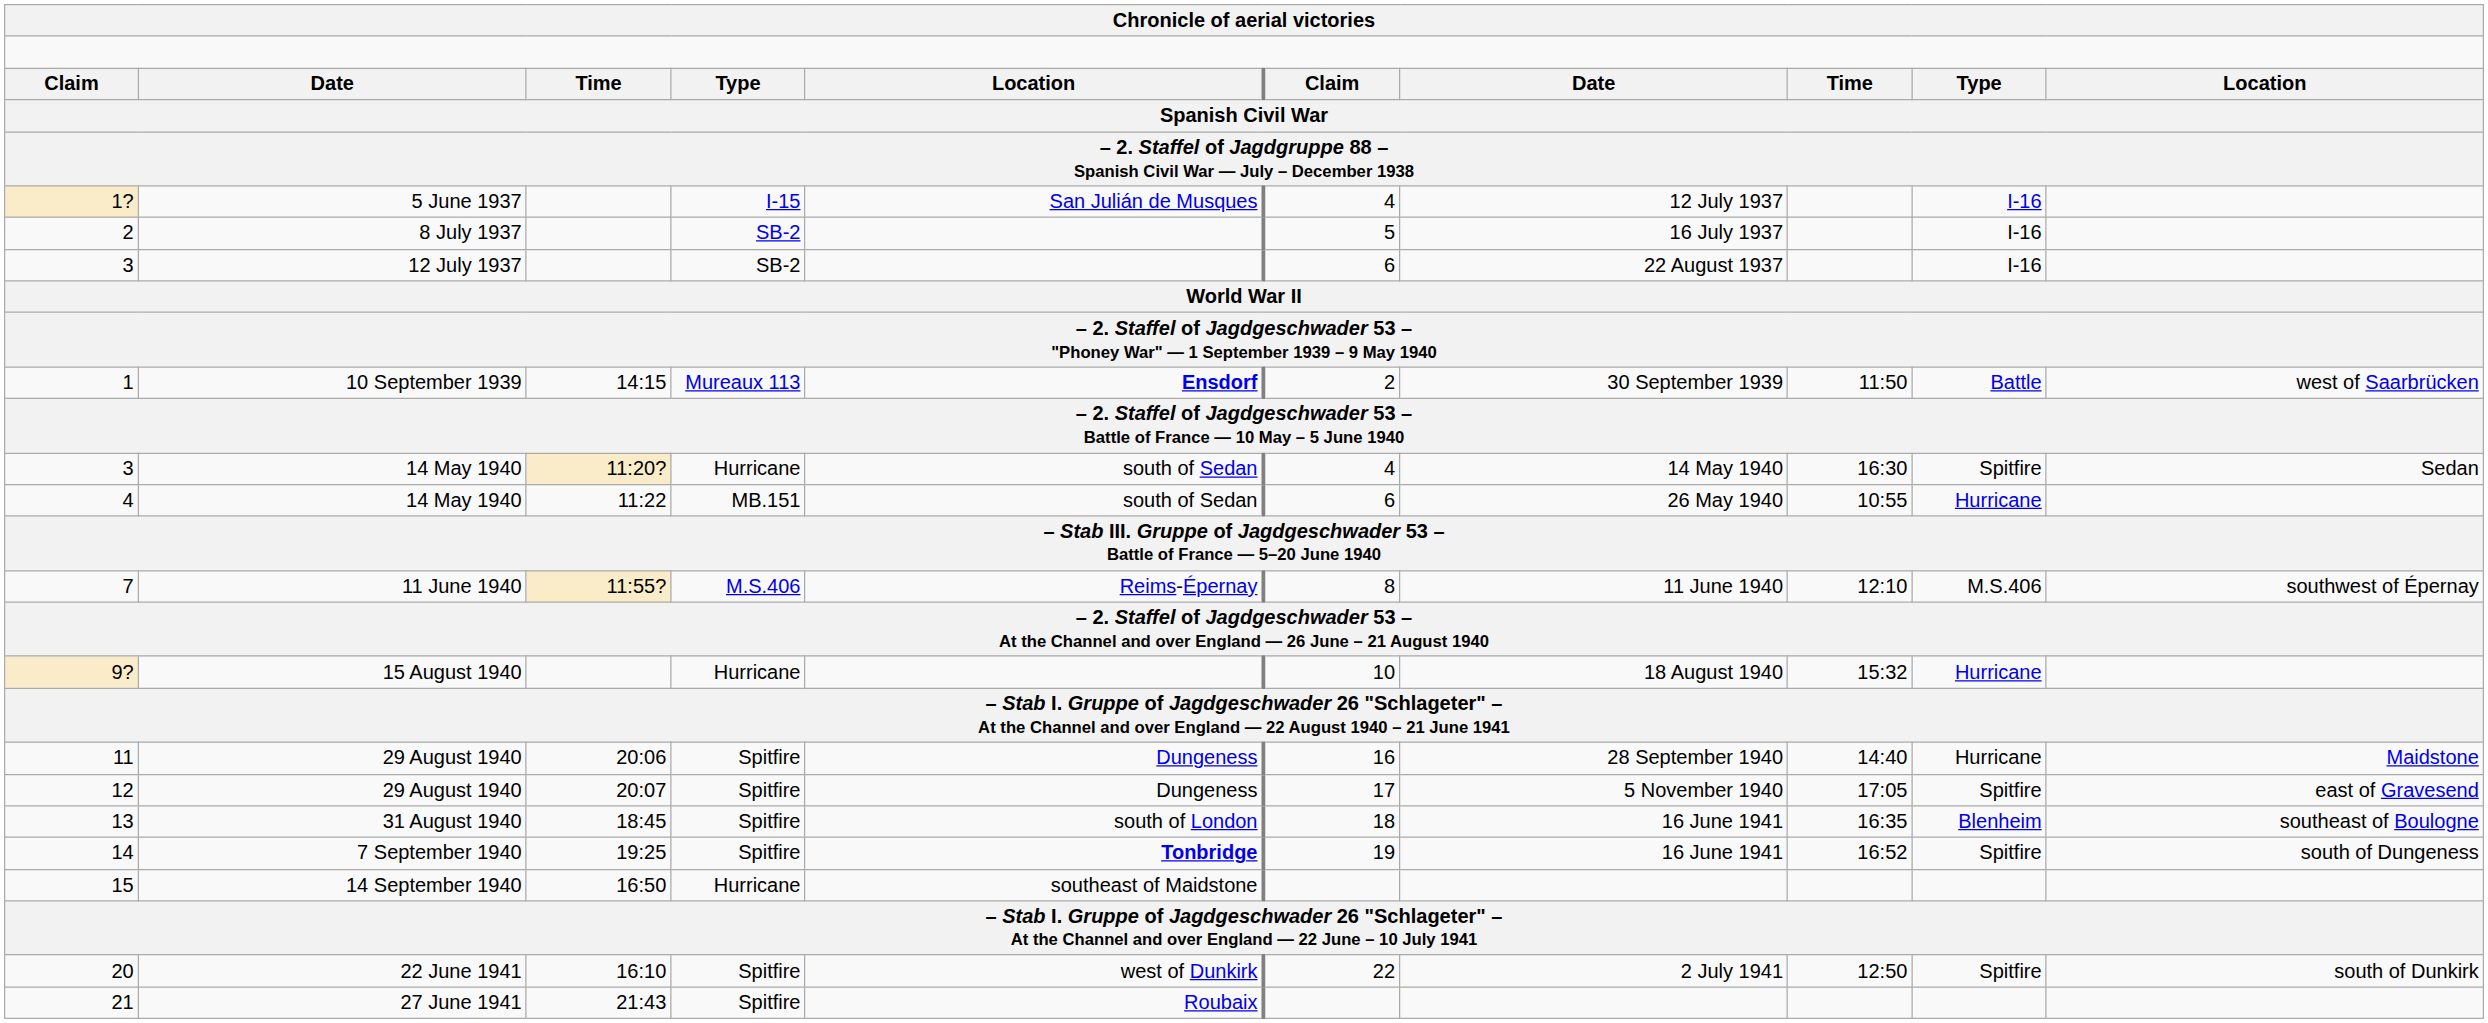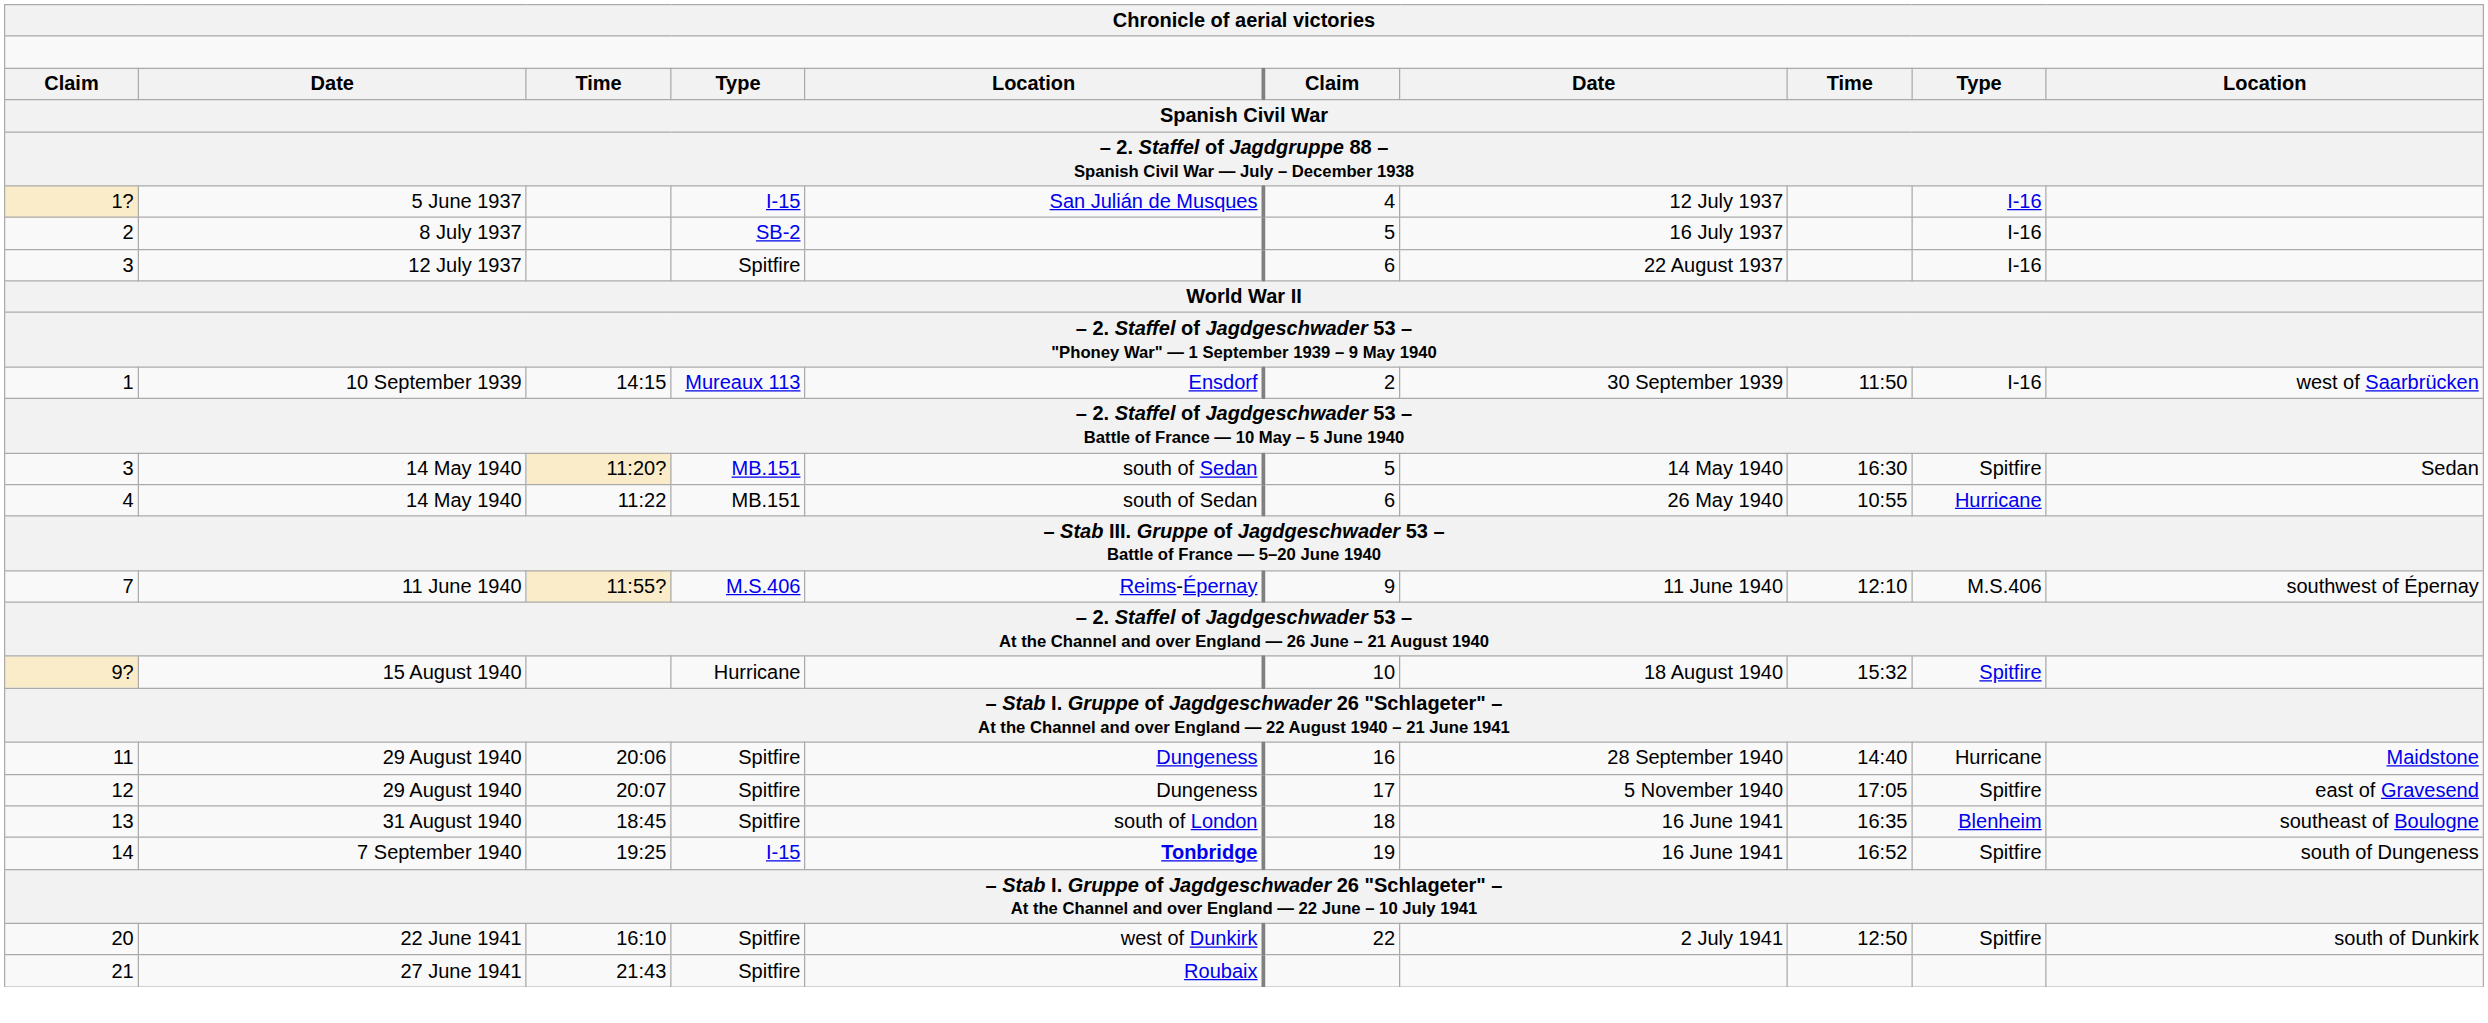(778, 264) SB-2 -> (769, 264) Spitfire
(1220, 382) bold -> (1223, 382) normal
(2016, 382) Battle -> (2024, 382) I-16
(757, 468) Hurricane -> (766, 468) MB.151
(1389, 468) 4 -> (1389, 468) 5
(1389, 586) 8 -> (1389, 586) 9
(1998, 672) Hurricane -> (2010, 672) Spitfire
(769, 853) Spitfire -> (783, 853) I-15
- row: (123, 884)
